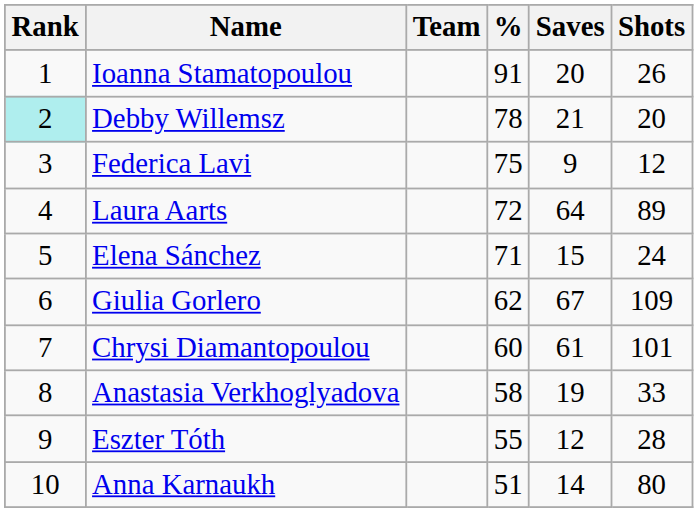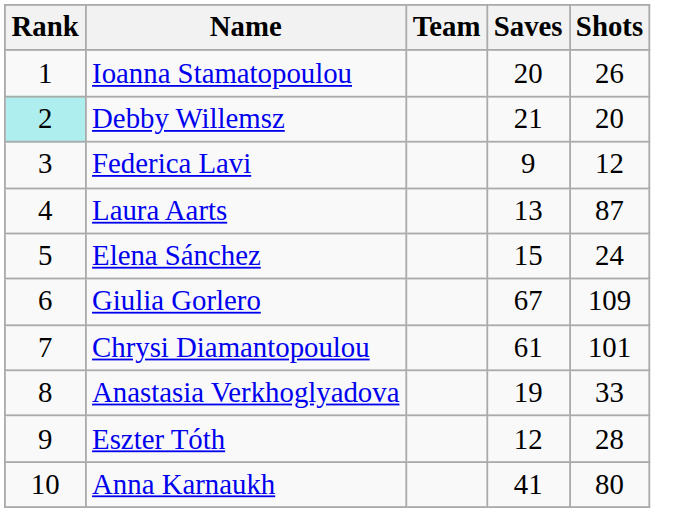- column: (508, 27)
(570, 210) 64 -> (528, 210) 13
(652, 210) 89 -> (609, 210) 87
(570, 484) 14 -> (528, 484) 41
